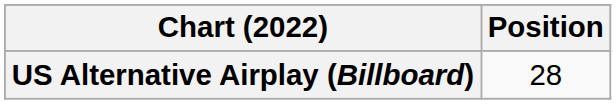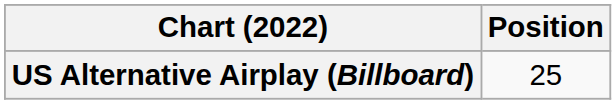(546, 74) 28 -> (546, 74) 25
